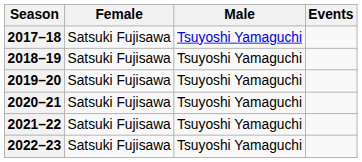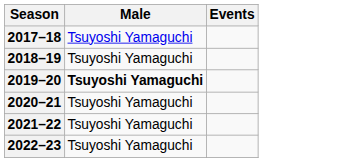- column: (119, 15)
(240, 80) normal -> (135, 80) bold
